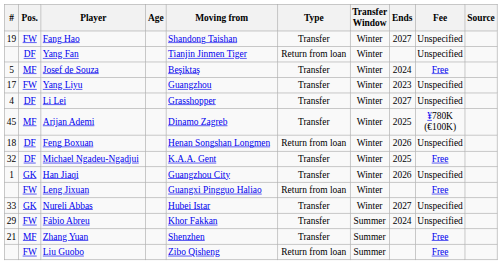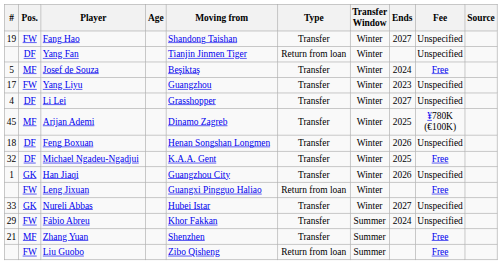(314, 143) Return from loan -> (314, 143) Transfer
